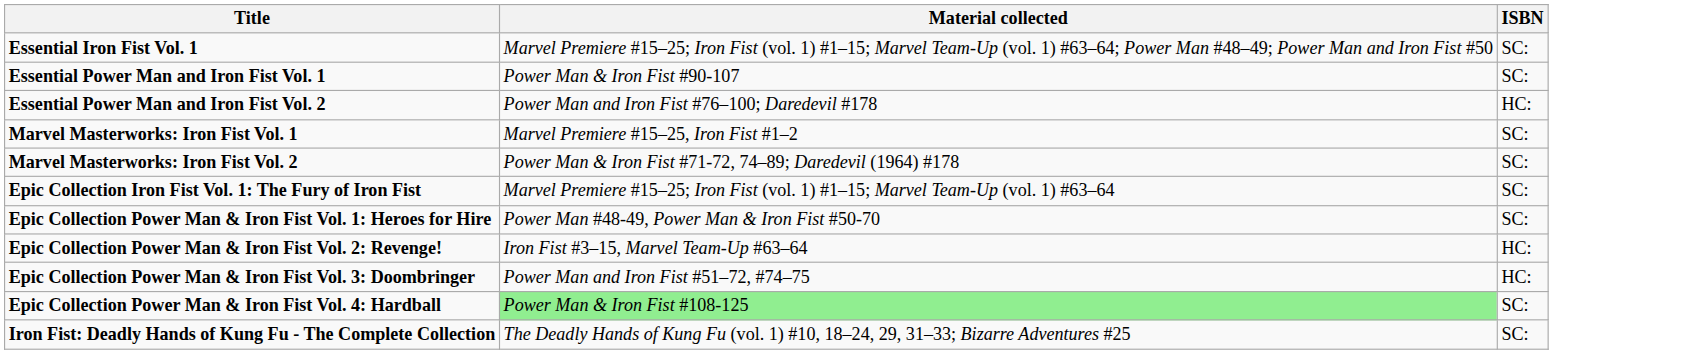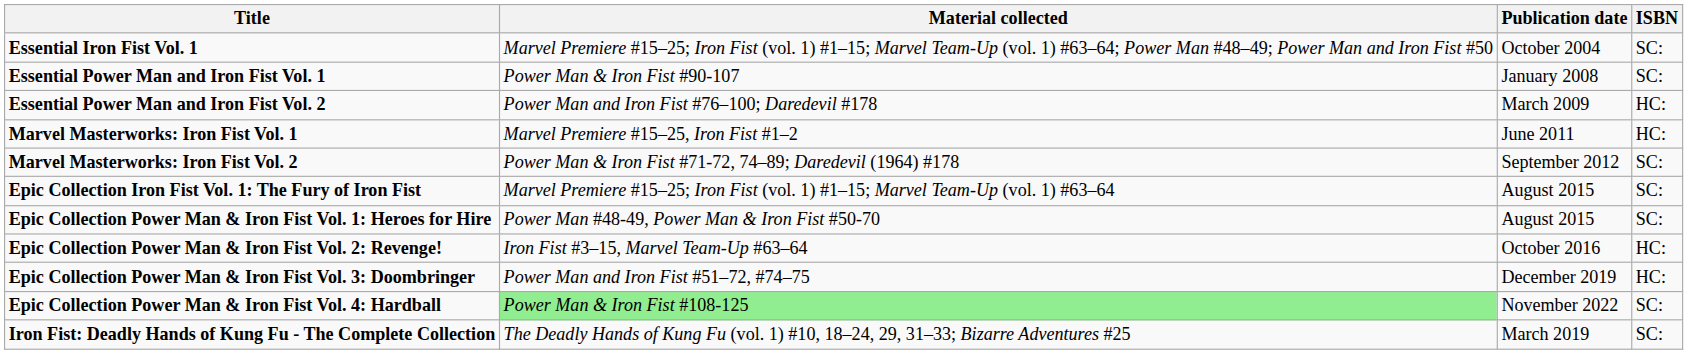+ column: (1564, 18)
(1515, 133) SC: -> (1651, 133) HC:
